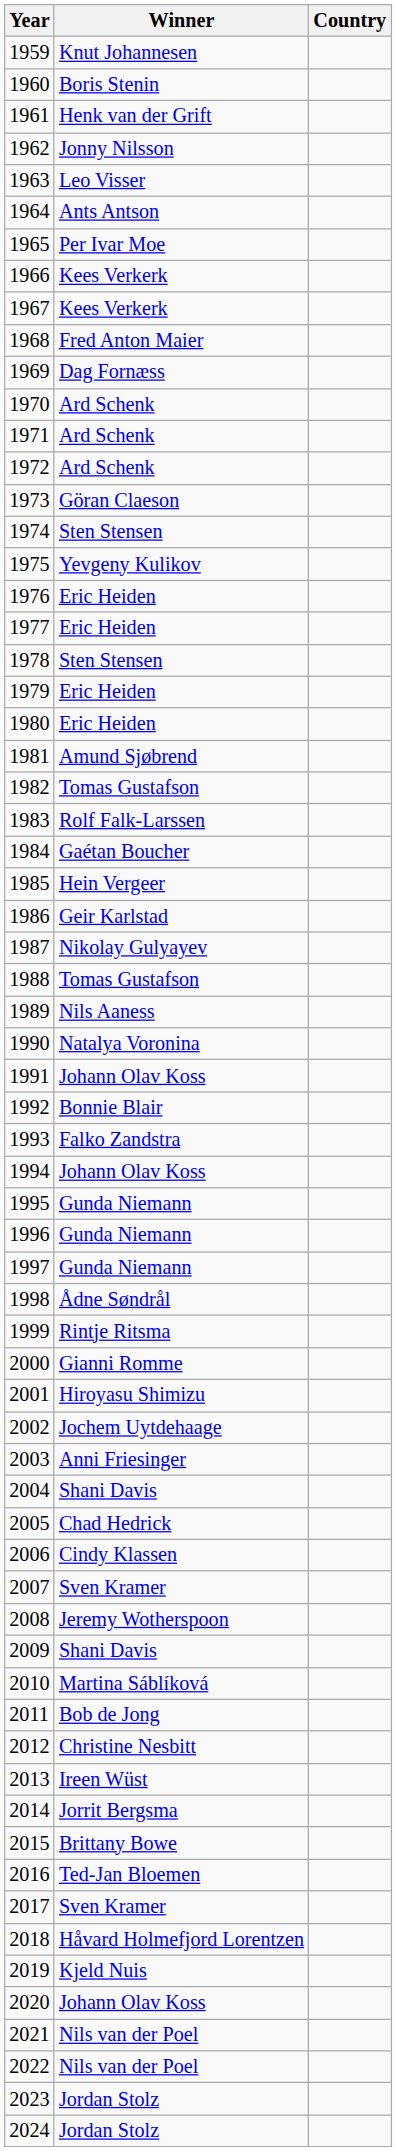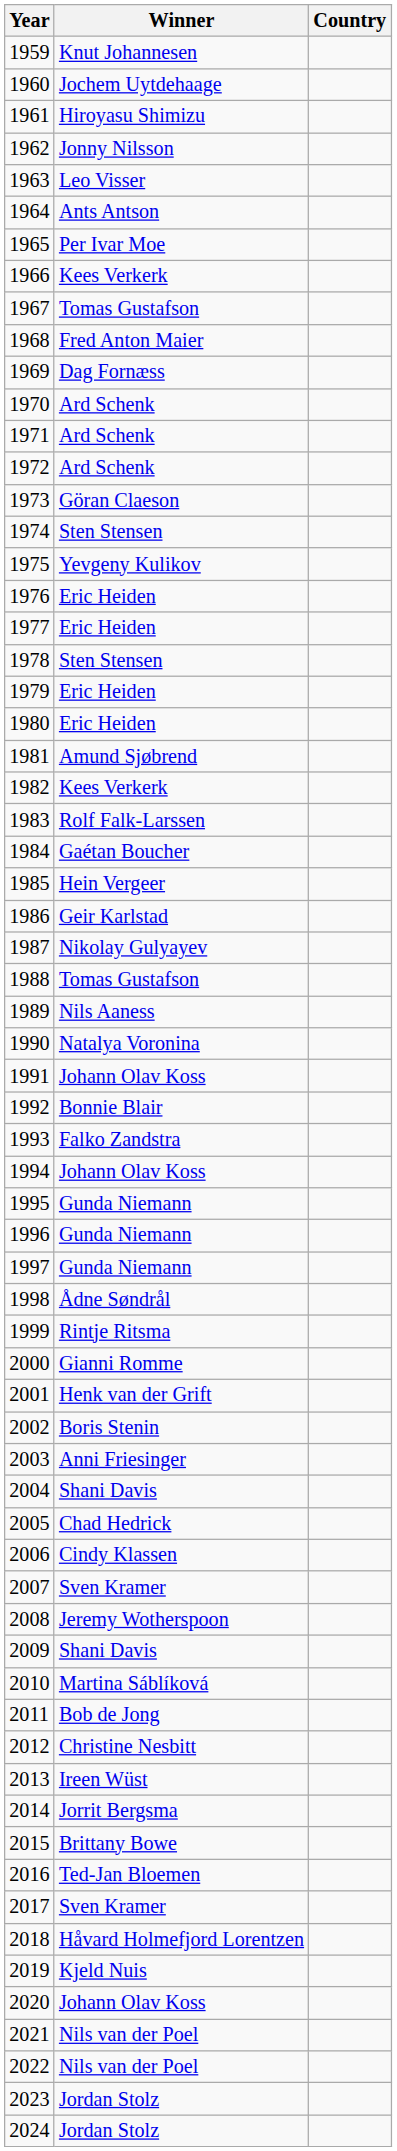(109, 84) Boris Stenin -> (140, 84) Jochem Uytdehaage
(135, 116) Henk van der Grift -> (132, 116) Hiroyasu Shimizu
(113, 308) Kees Verkerk -> (129, 308) Tomas Gustafson
(129, 787) Tomas Gustafson -> (113, 787) Kees Verkerk
(132, 1395) Hiroyasu Shimizu -> (135, 1395) Henk van der Grift
(140, 1427) Jochem Uytdehaage -> (109, 1427) Boris Stenin
